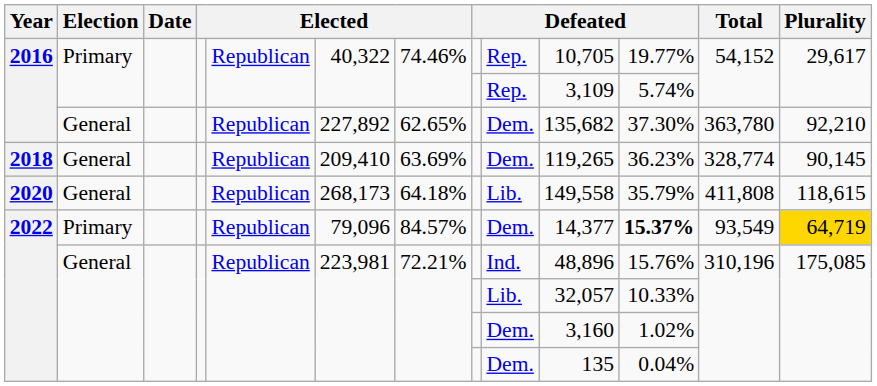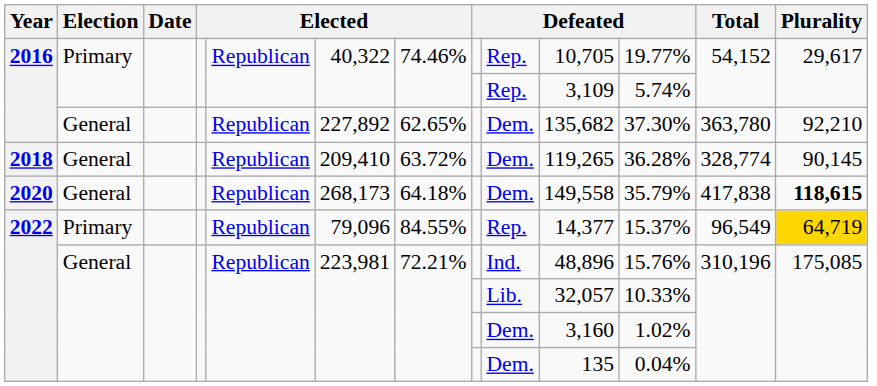(433, 158) 63.69% -> (433, 158) 63.72%
(661, 158) 36.23% -> (657, 158) 36.28%
(504, 192) Lib. -> (510, 192) Dem.
(740, 192) 411,808 -> (736, 192) 417,838
(831, 192) normal -> (828, 192) bold
(433, 227) 84.57% -> (433, 227) 84.55%
(510, 227) Dem. -> (507, 227) Rep.
(659, 227) bold -> (657, 227) normal
(745, 227) 93,549 -> (741, 227) 96,549
